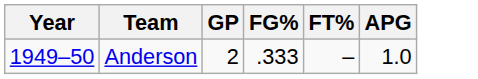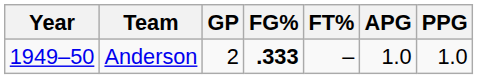+ column: (445, 22)
(277, 57) normal -> (277, 57) bold
